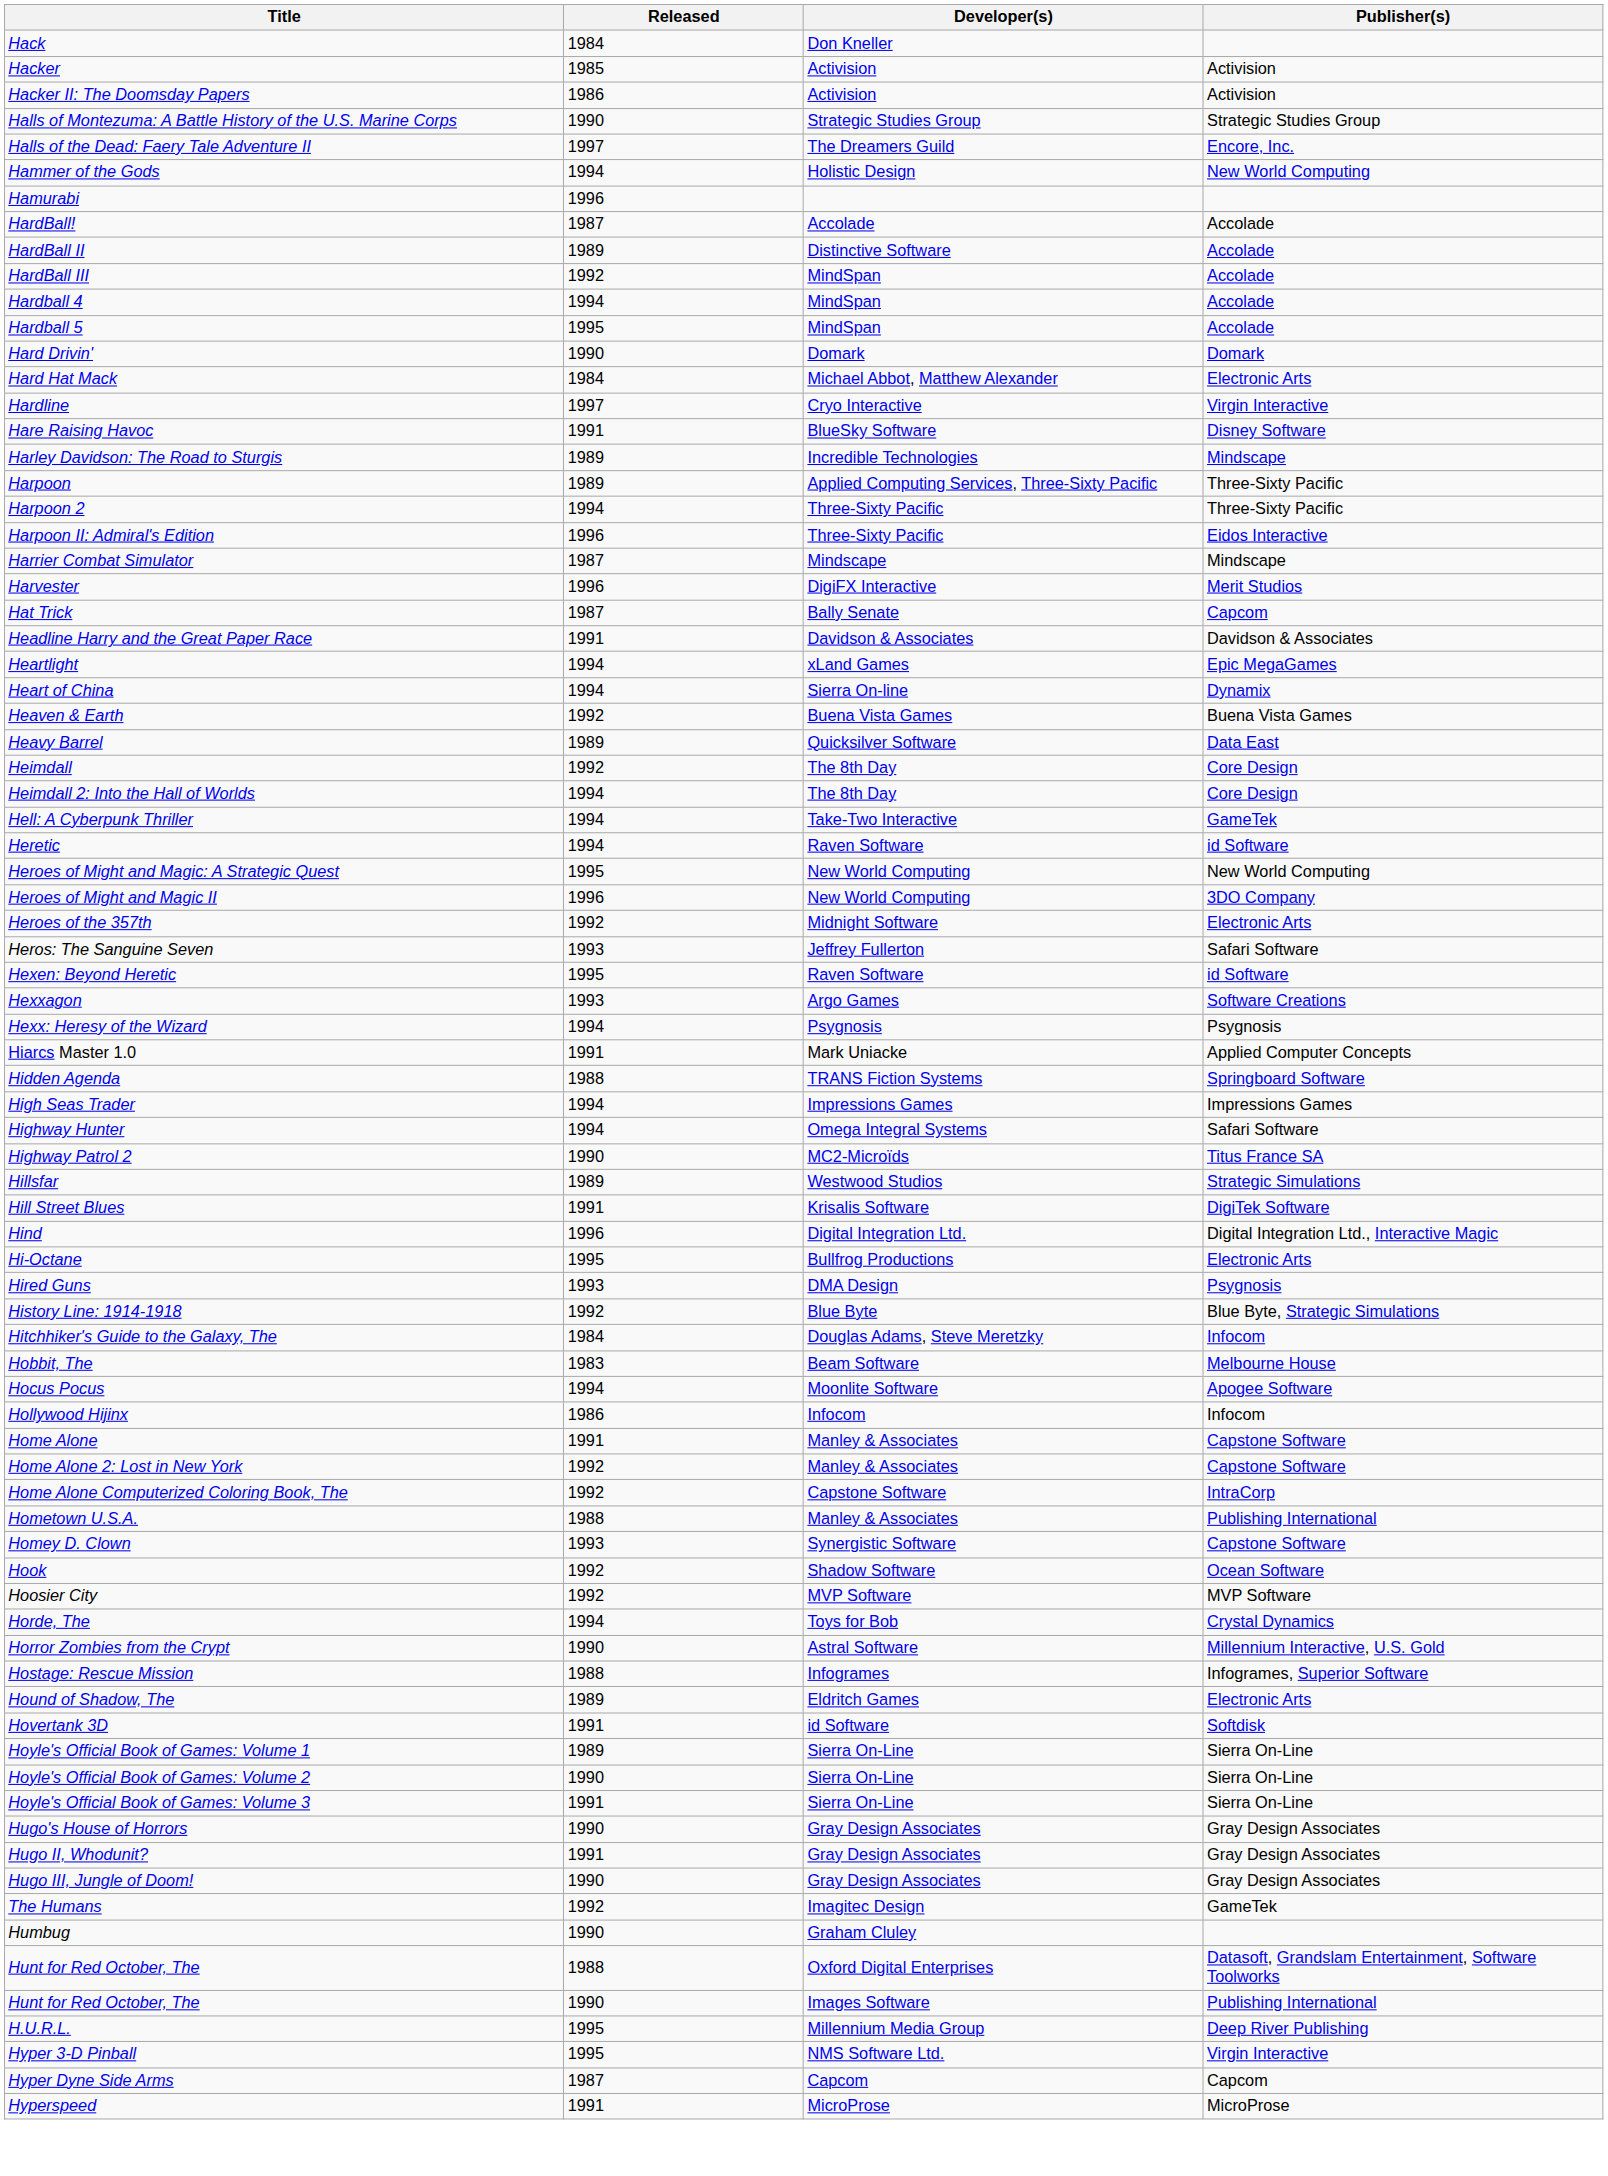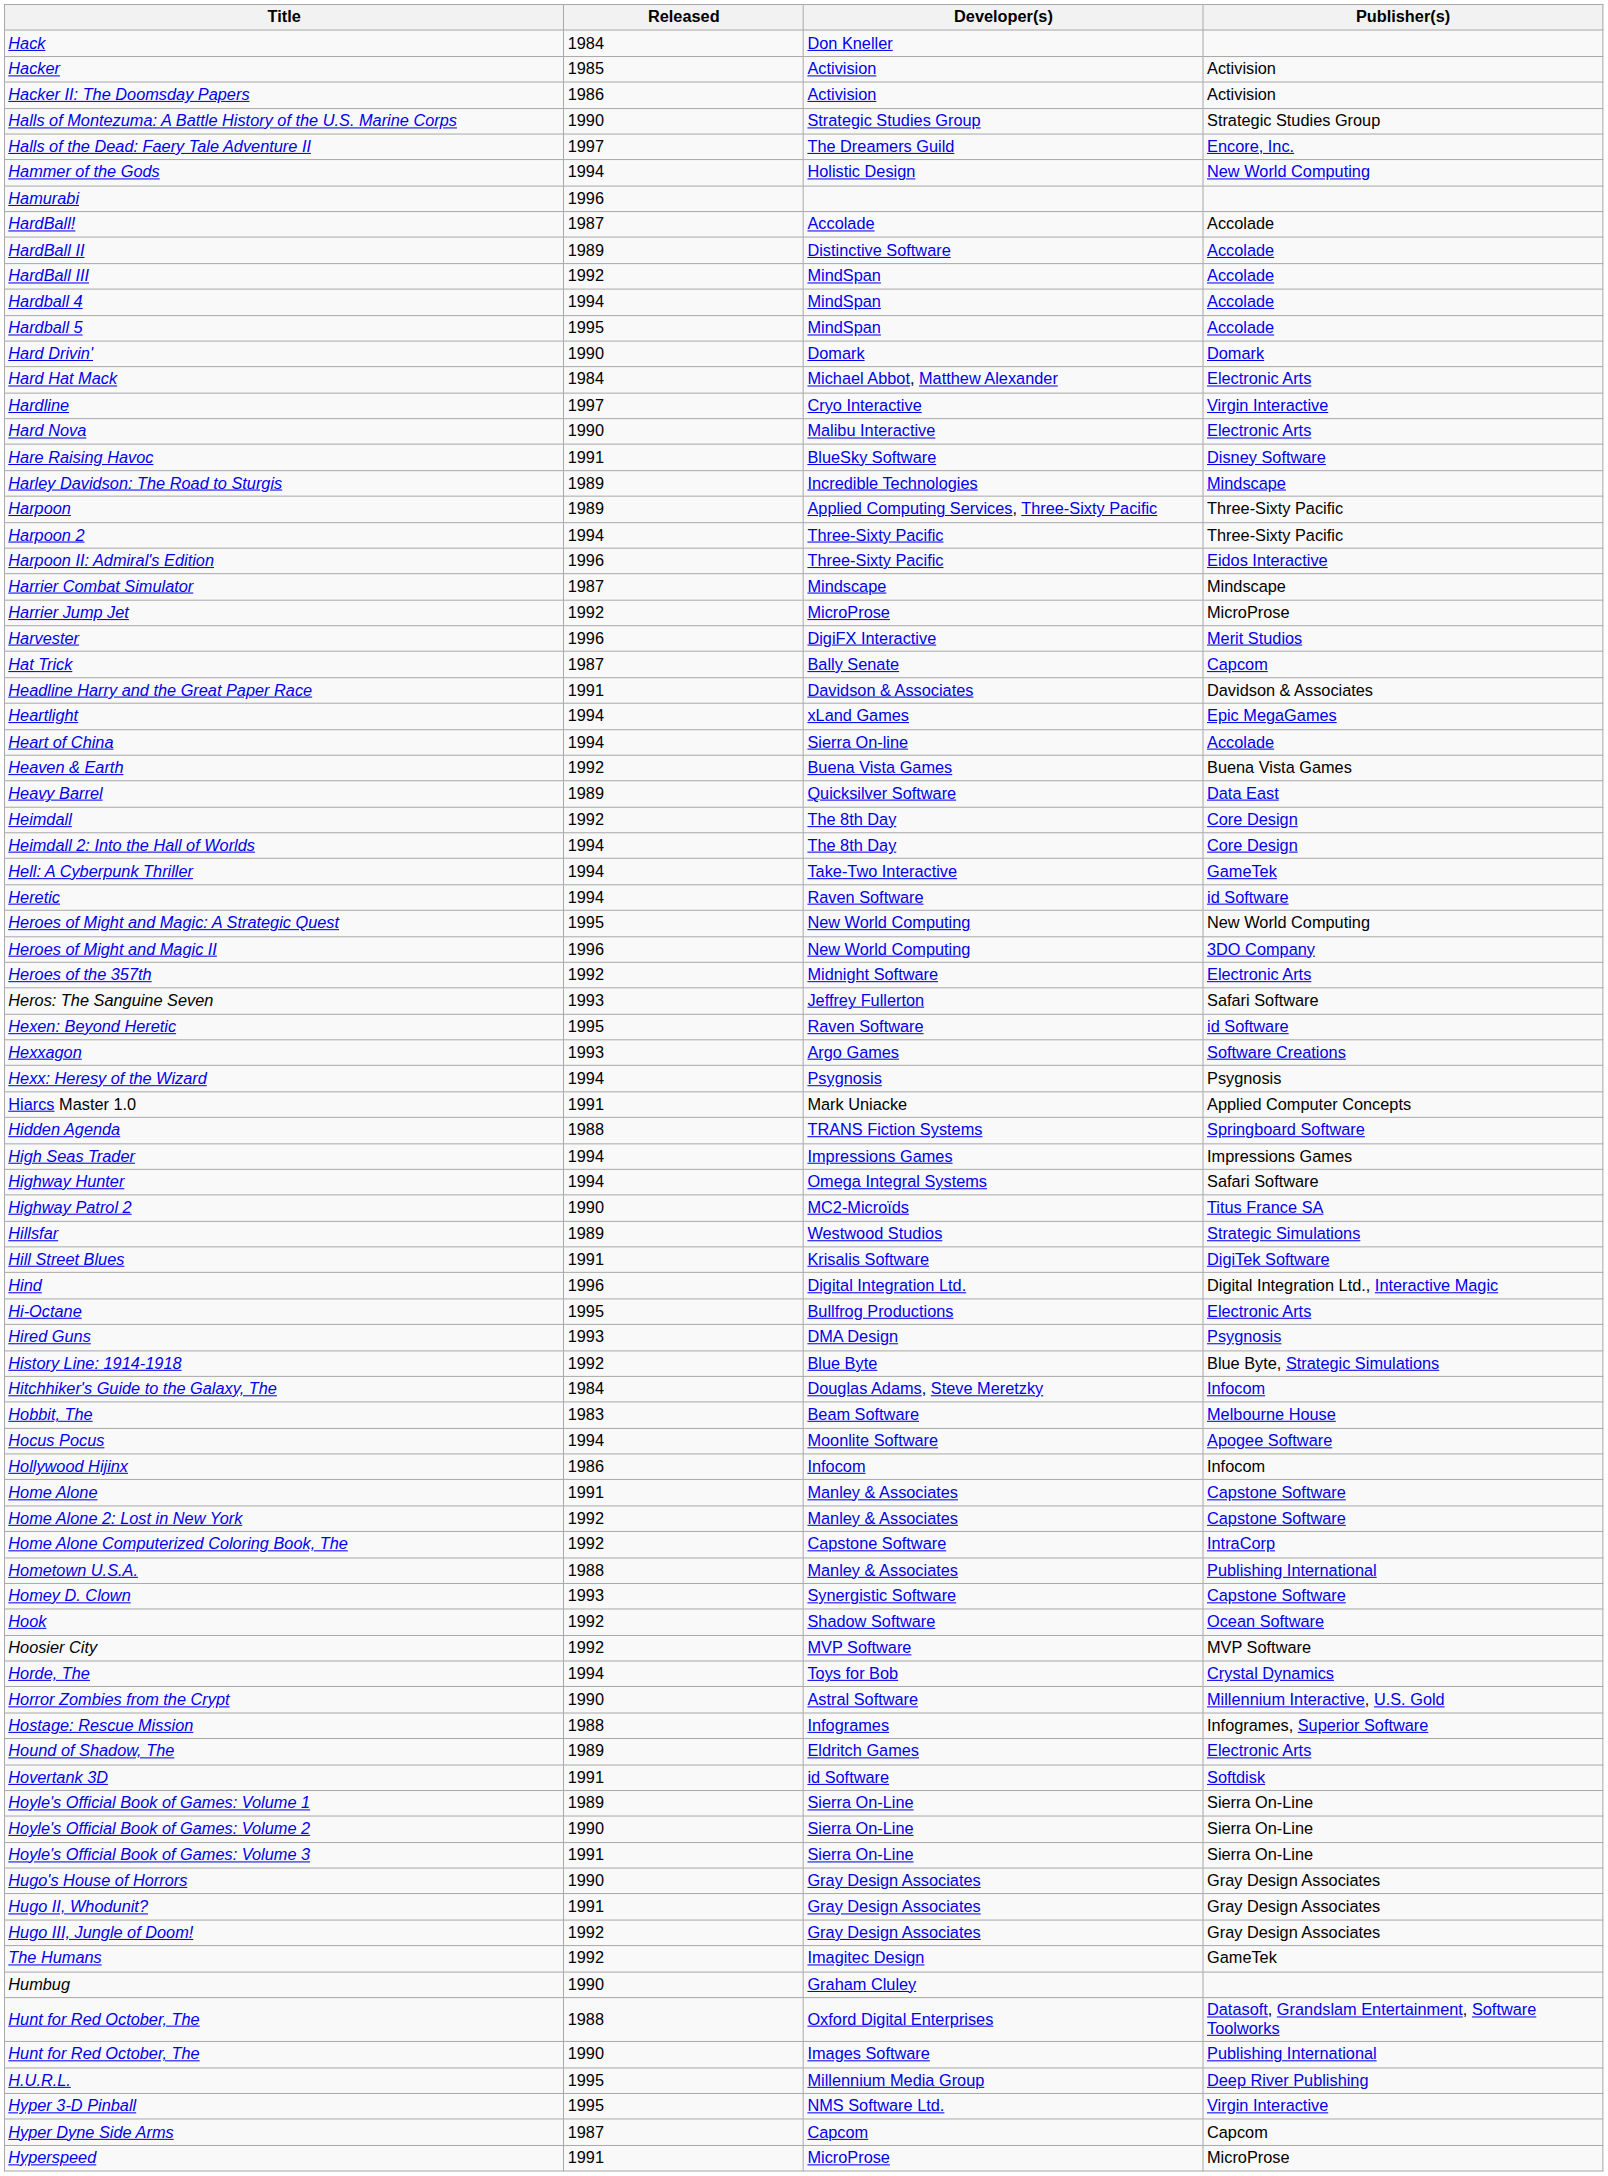+ row: (47, 431)
+ row: (69, 612)
(1239, 690) Dynamix -> (1241, 742) Accolade
(586, 1880) 1990 -> (586, 1932) 1992
